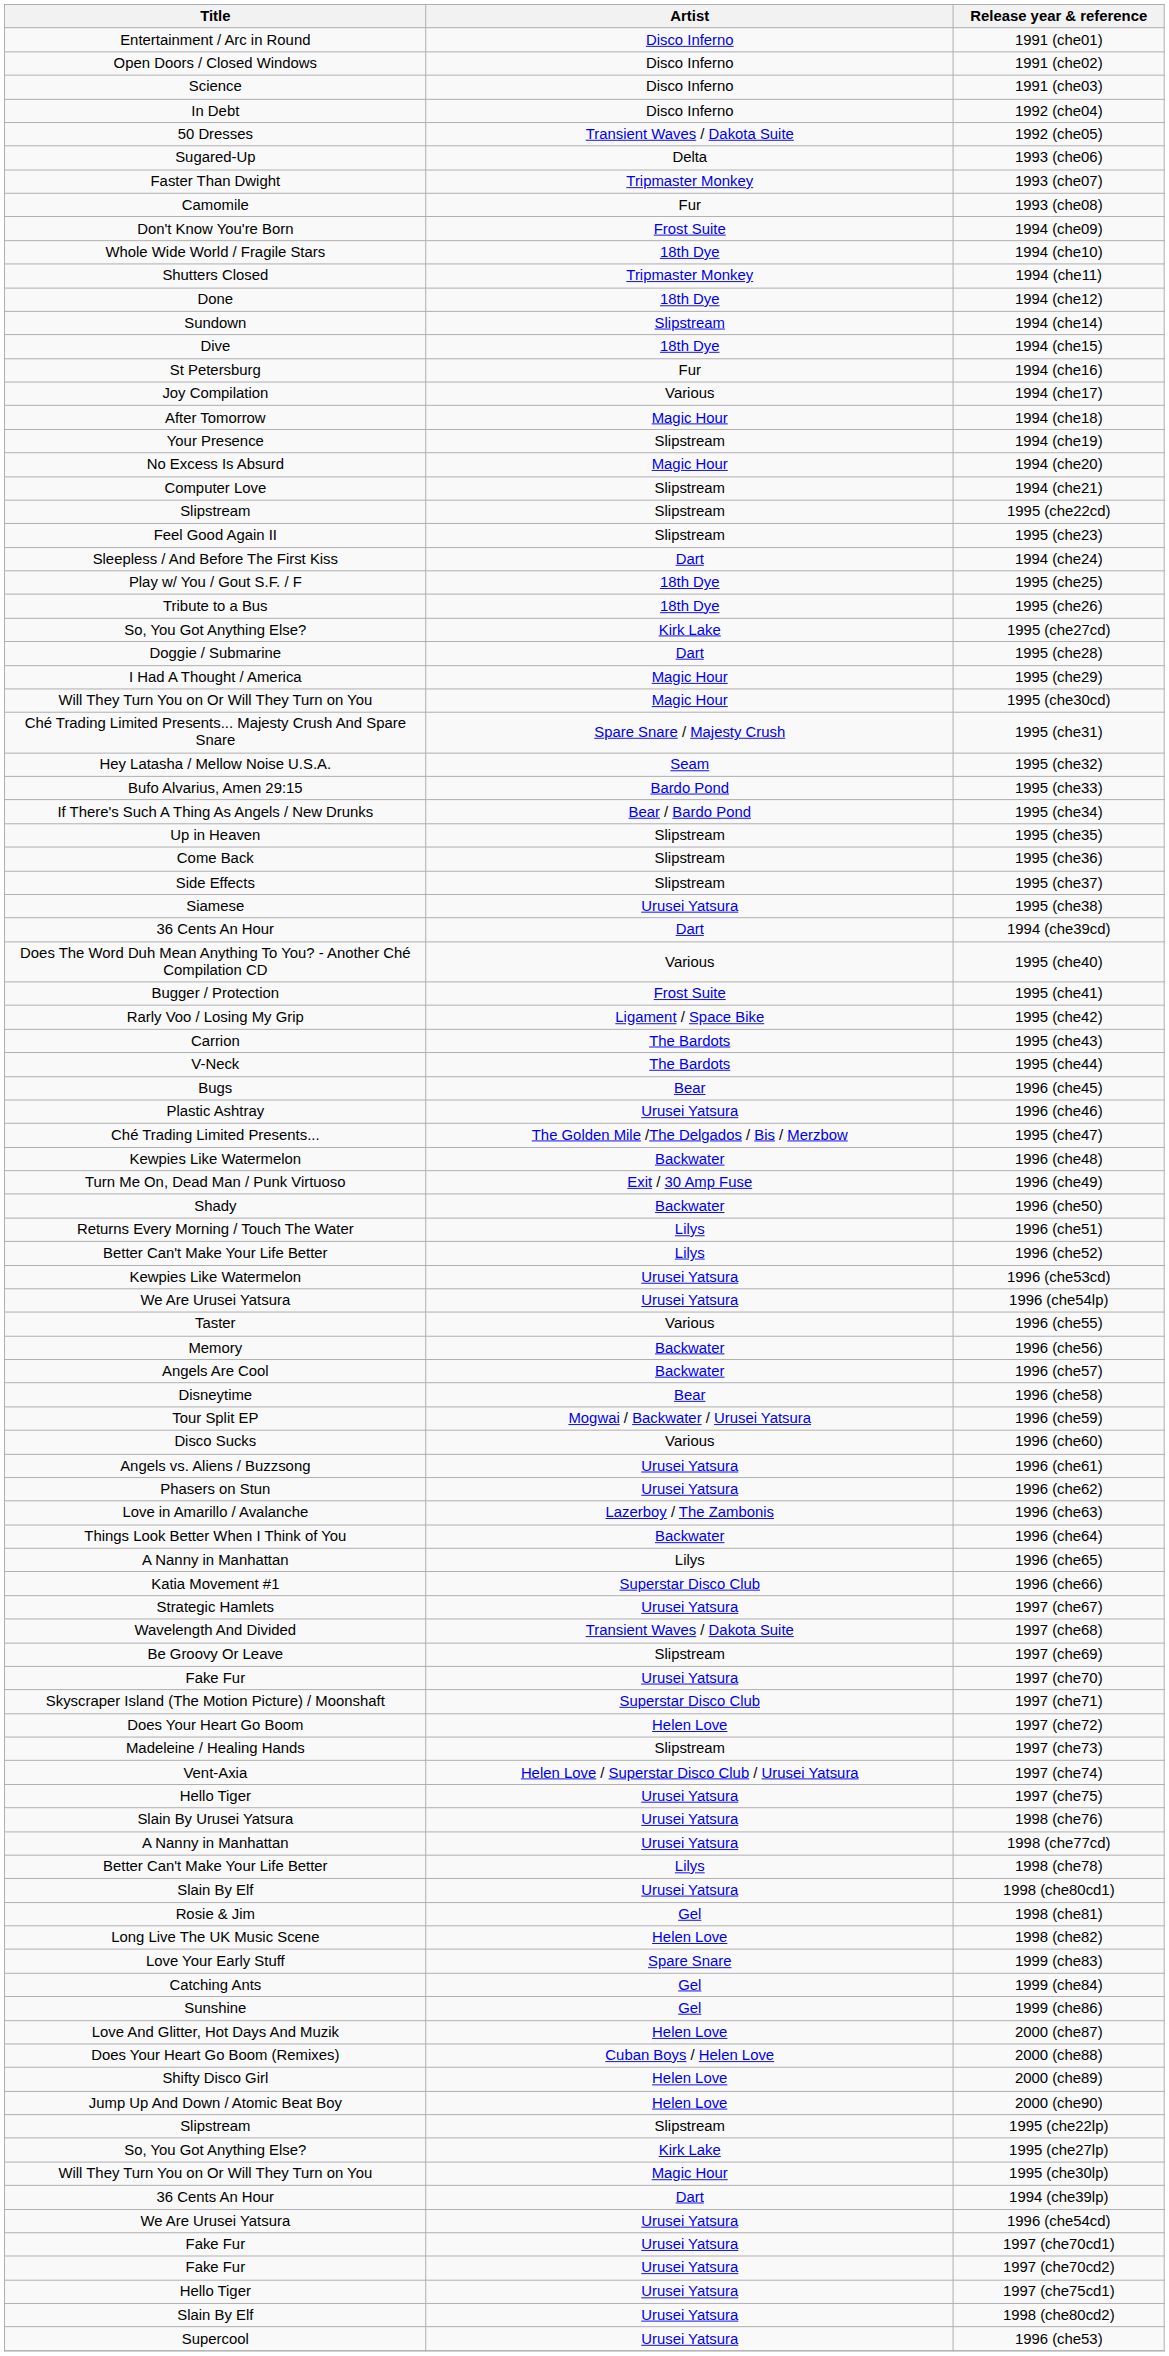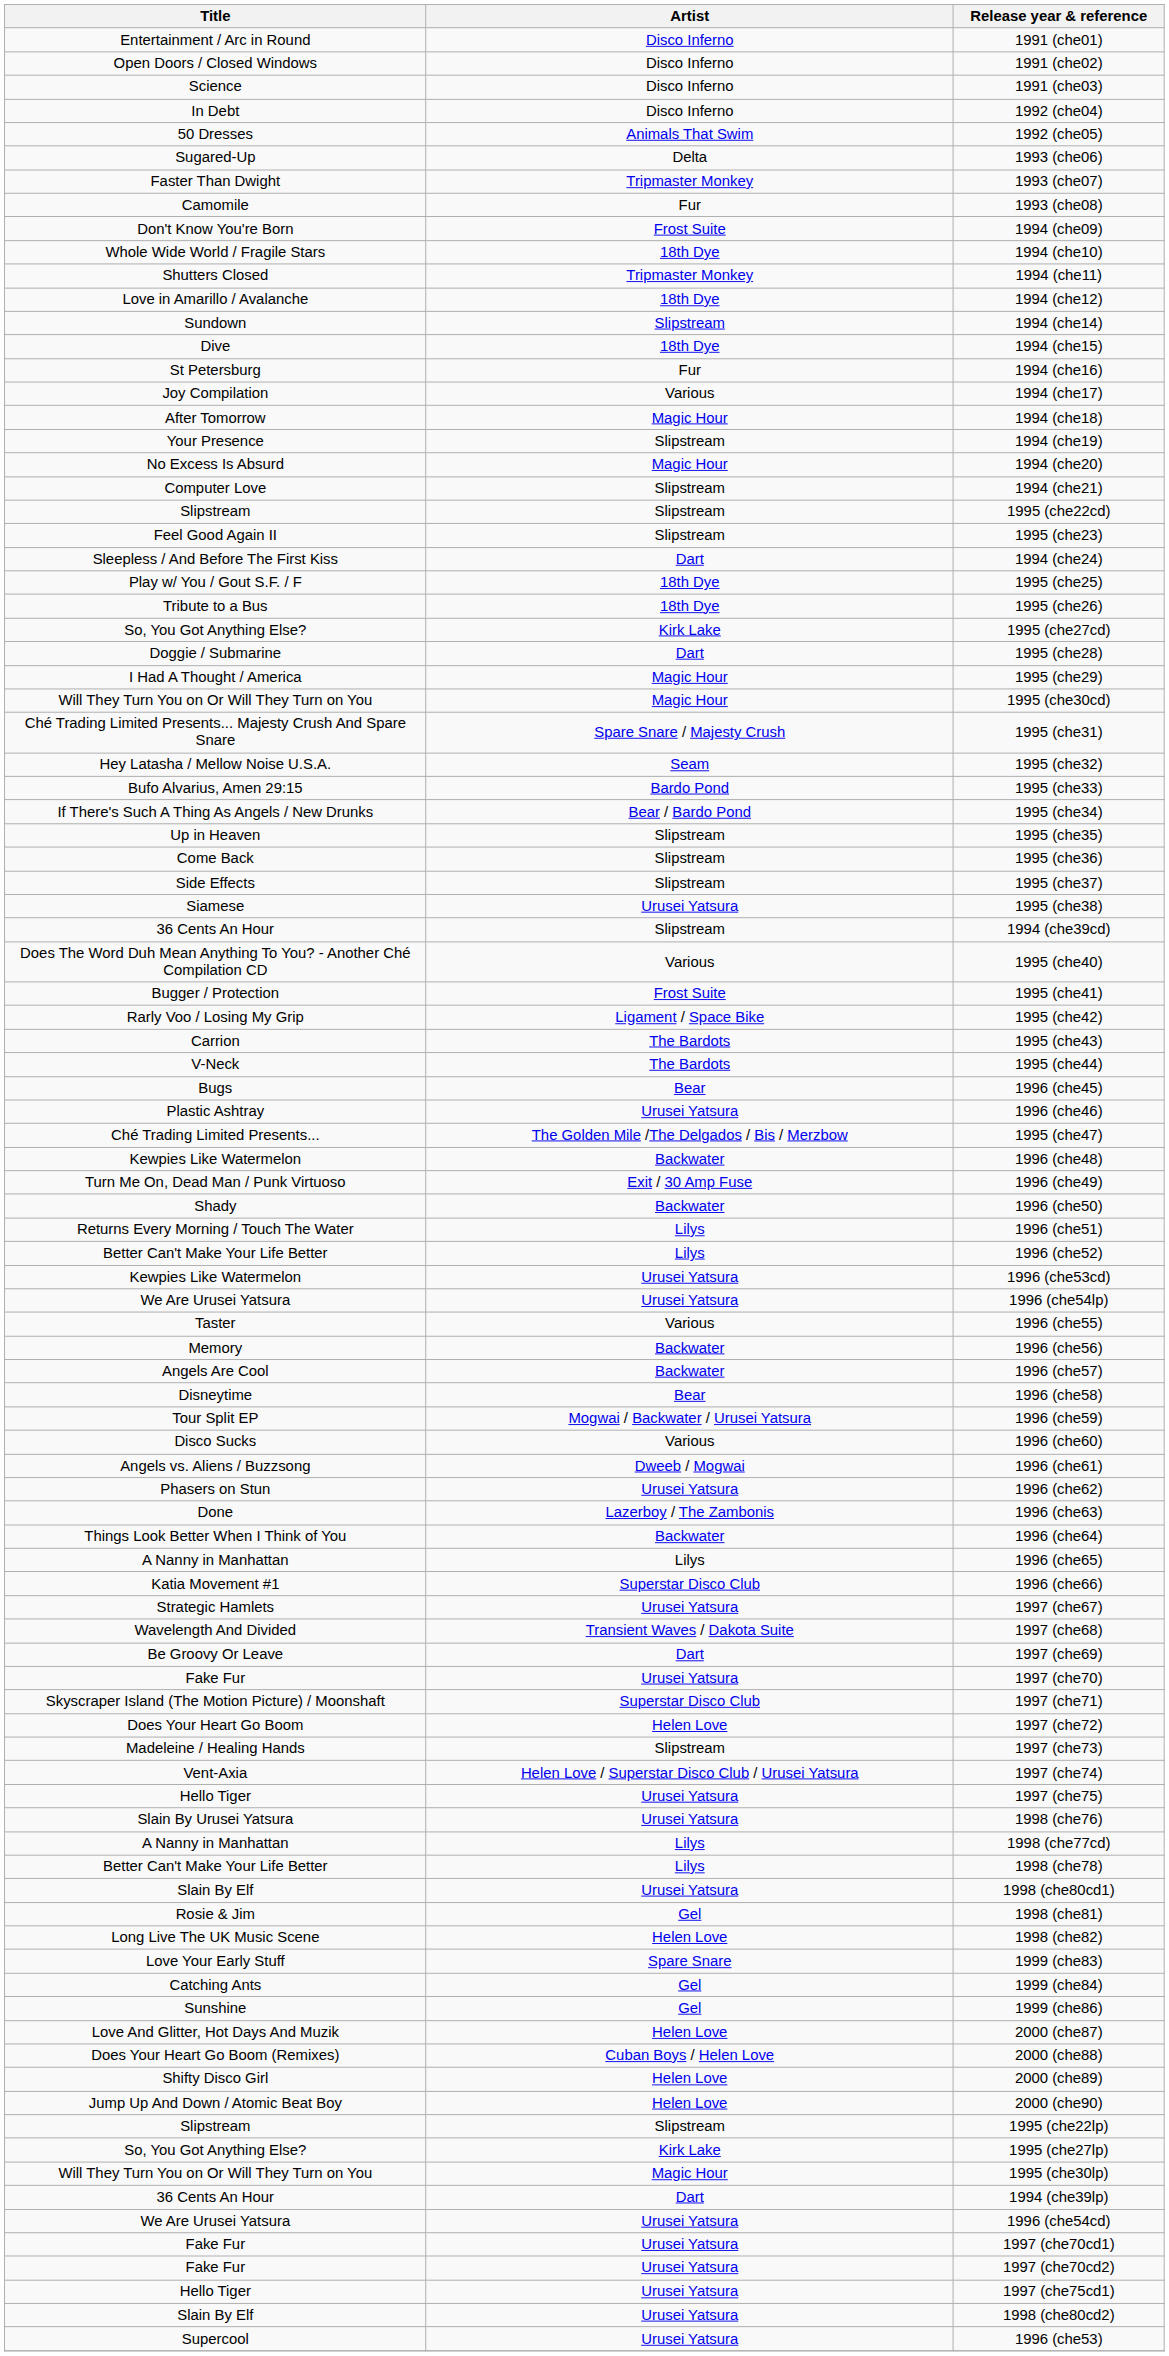(690, 134) Transient Waves / Dakota Suite -> (690, 134) Animals That Swim
(215, 299) Done -> (215, 299) Love in Amarillo / Avalanche
(690, 929) Dart -> (690, 929) Slipstream
(690, 1465) Urusei Yatsura -> (690, 1465) Dweeb / Mogwai
(215, 1512) Love in Amarillo / Avalanche -> (215, 1512) Done
(690, 1654) Slipstream -> (690, 1654) Dart
(690, 1843) Urusei Yatsura -> (690, 1843) Lilys
